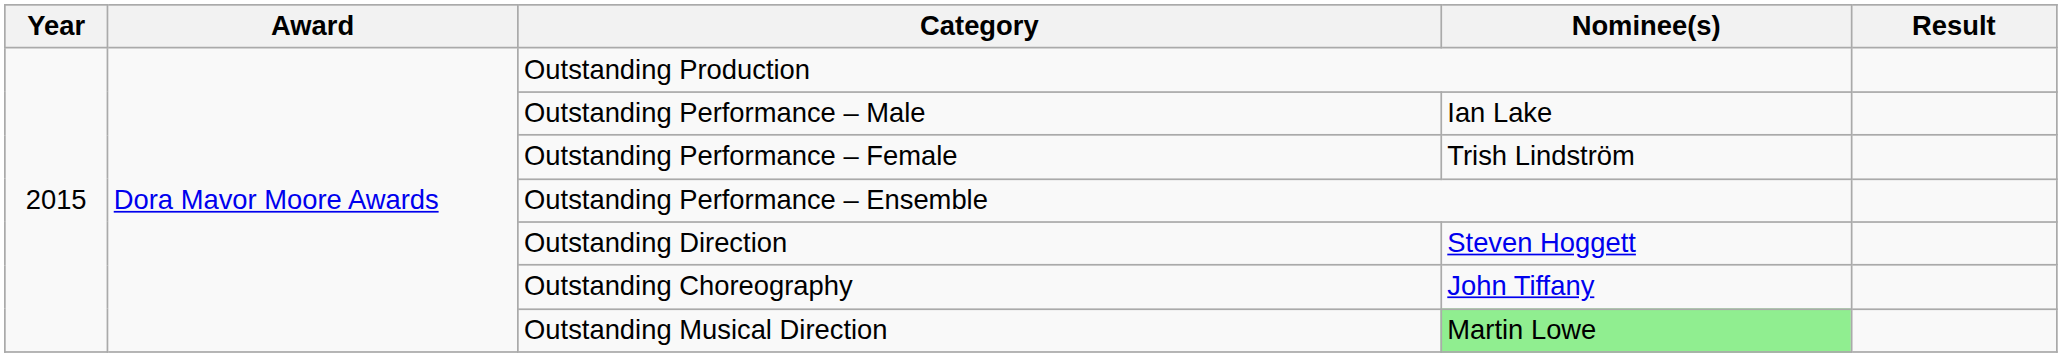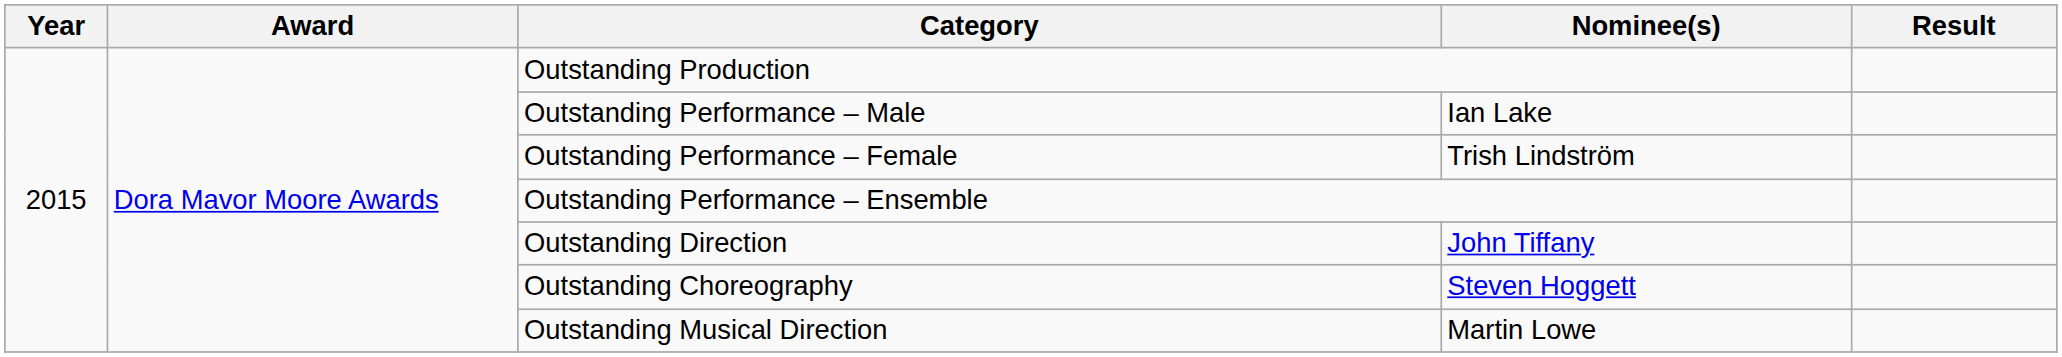(1542, 243) Steven Hoggett -> (1521, 243) John Tiffany
(1521, 286) John Tiffany -> (1542, 286) Steven Hoggett
(1522, 329) lightgreen background -> (1522, 329) no background
